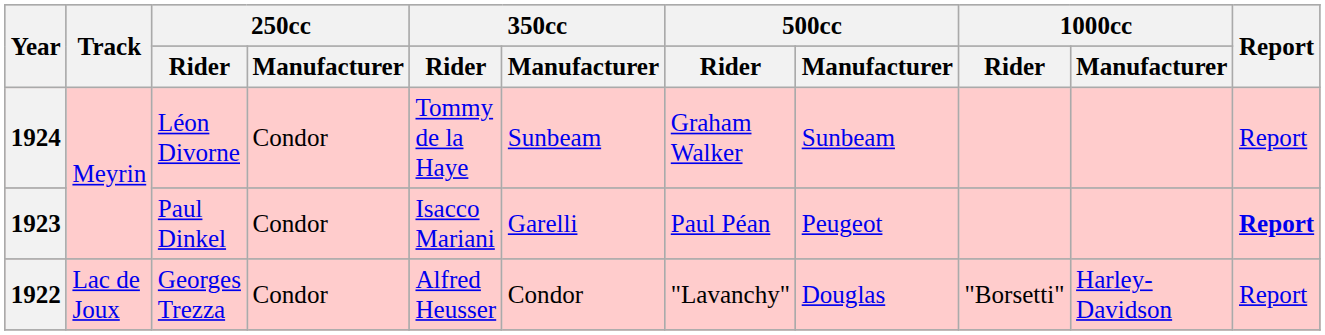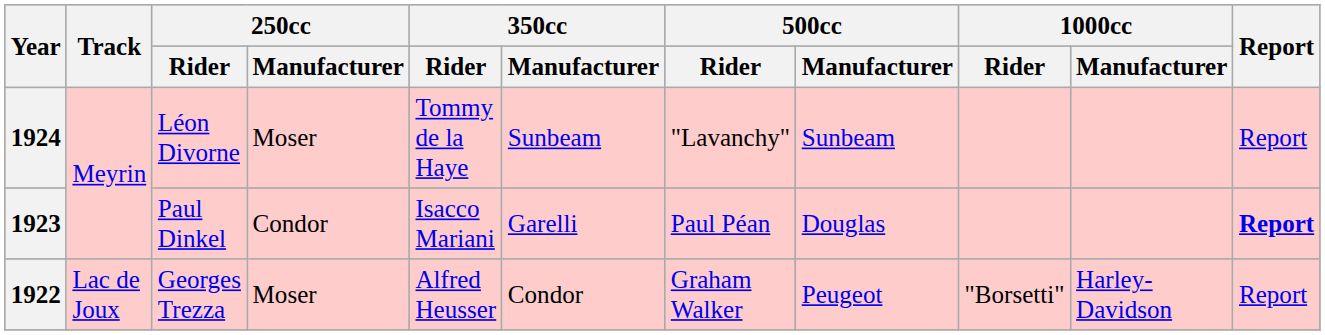(290, 137) Condor -> (285, 137) Moser
(711, 137) Graham Walker -> (730, 137) "Lavanchy"
(842, 223) Peugeot -> (843, 223) Douglas
(290, 294) Condor -> (285, 294) Moser
(730, 294) "Lavanchy" -> (711, 294) Graham Walker
(843, 294) Douglas -> (842, 294) Peugeot
